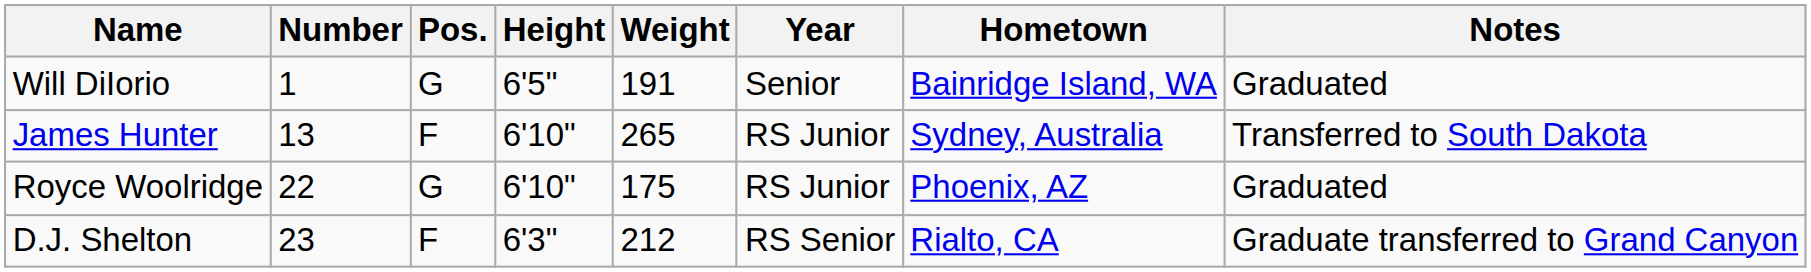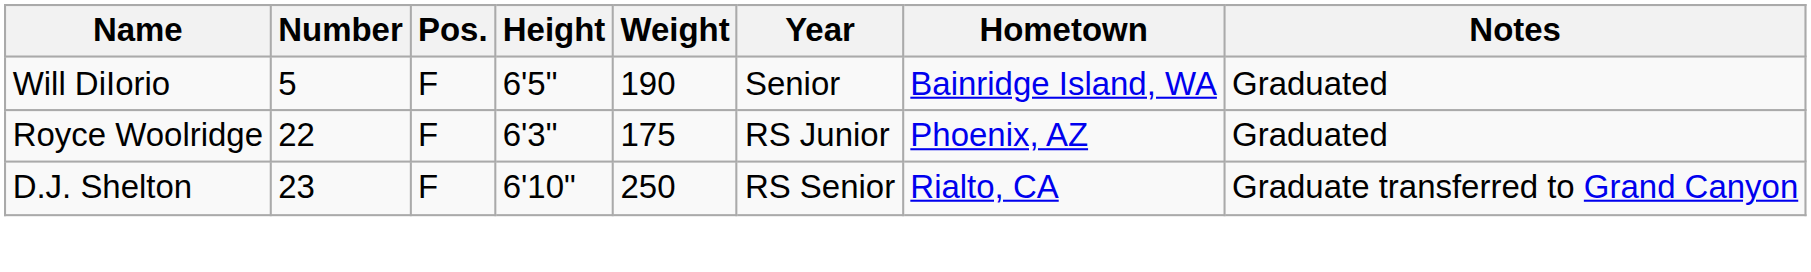(287, 82) 1 -> (287, 82) 5
(431, 82) G -> (428, 82) F
(648, 82) 191 -> (648, 82) 190
- row: (115, 135)
(431, 187) G -> (428, 135) F
(539, 187) 6'10" -> (530, 135) 6'3"
(530, 239) 6'3" -> (539, 187) 6'10"
(648, 239) 212 -> (648, 187) 250
